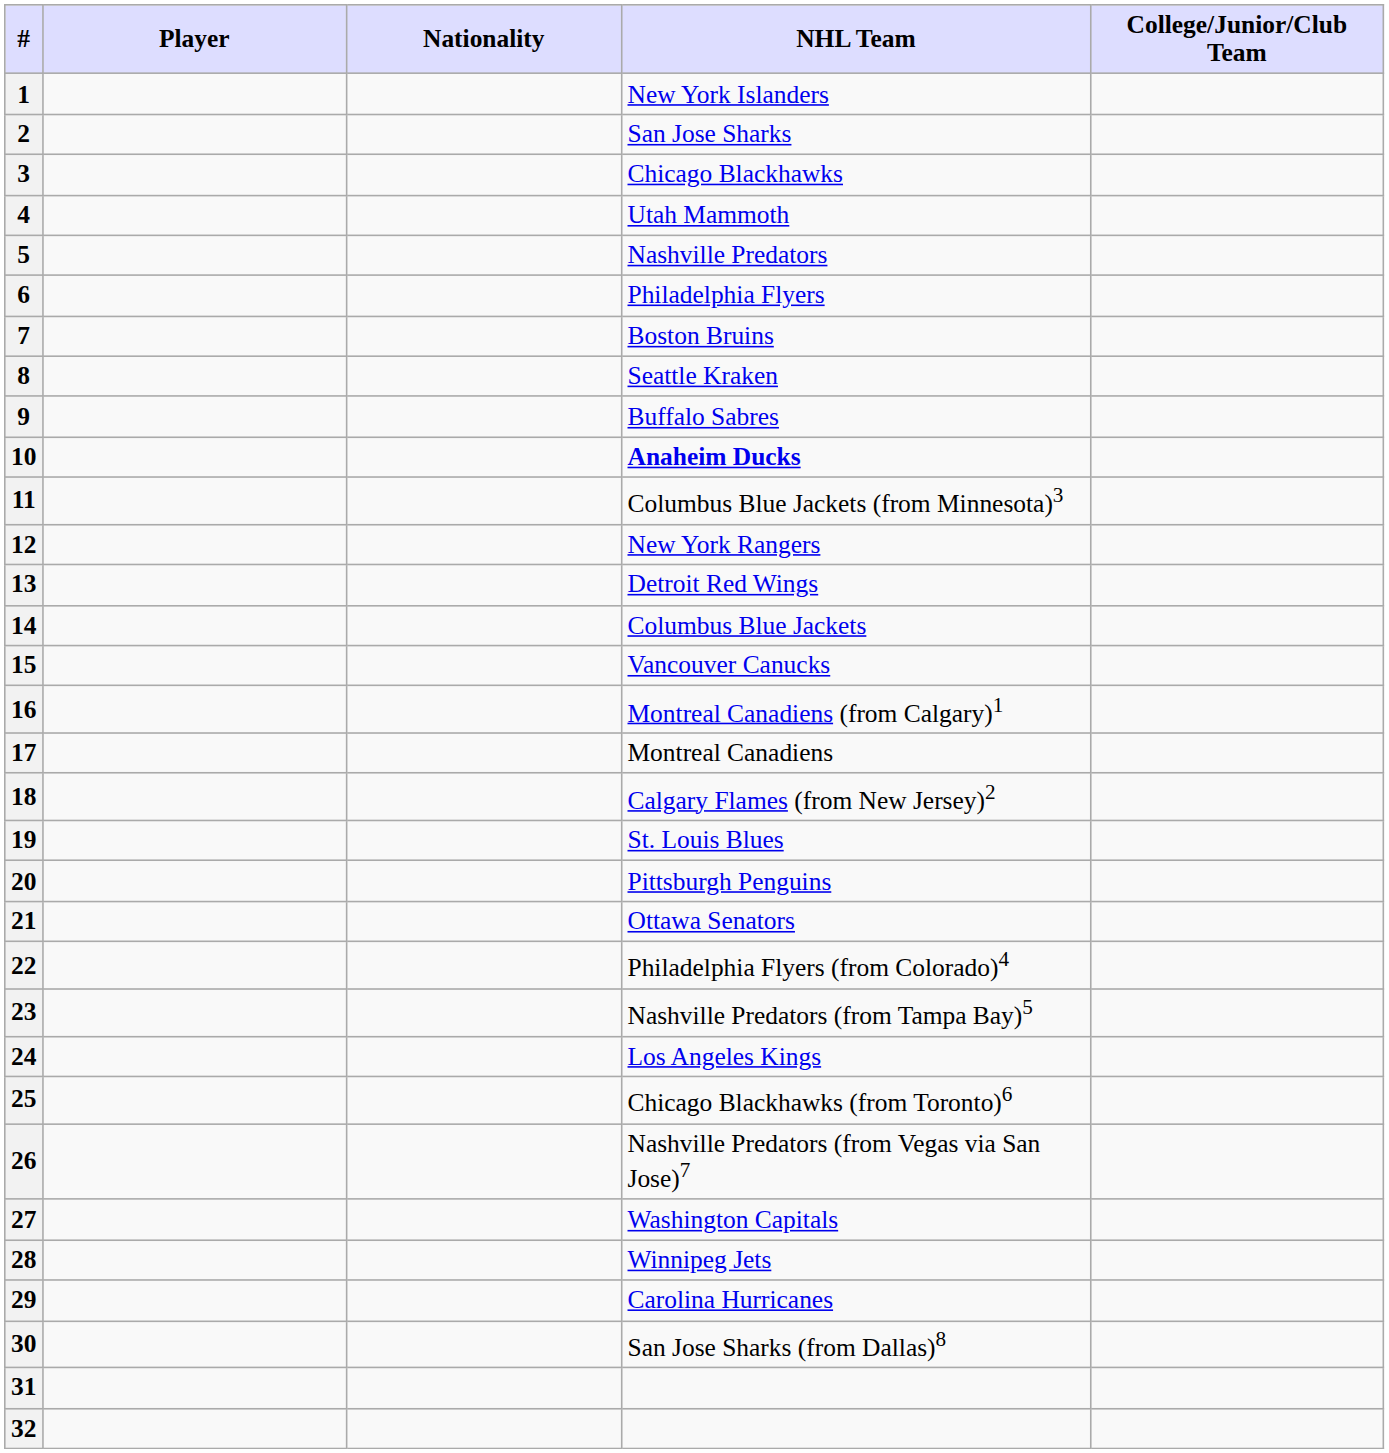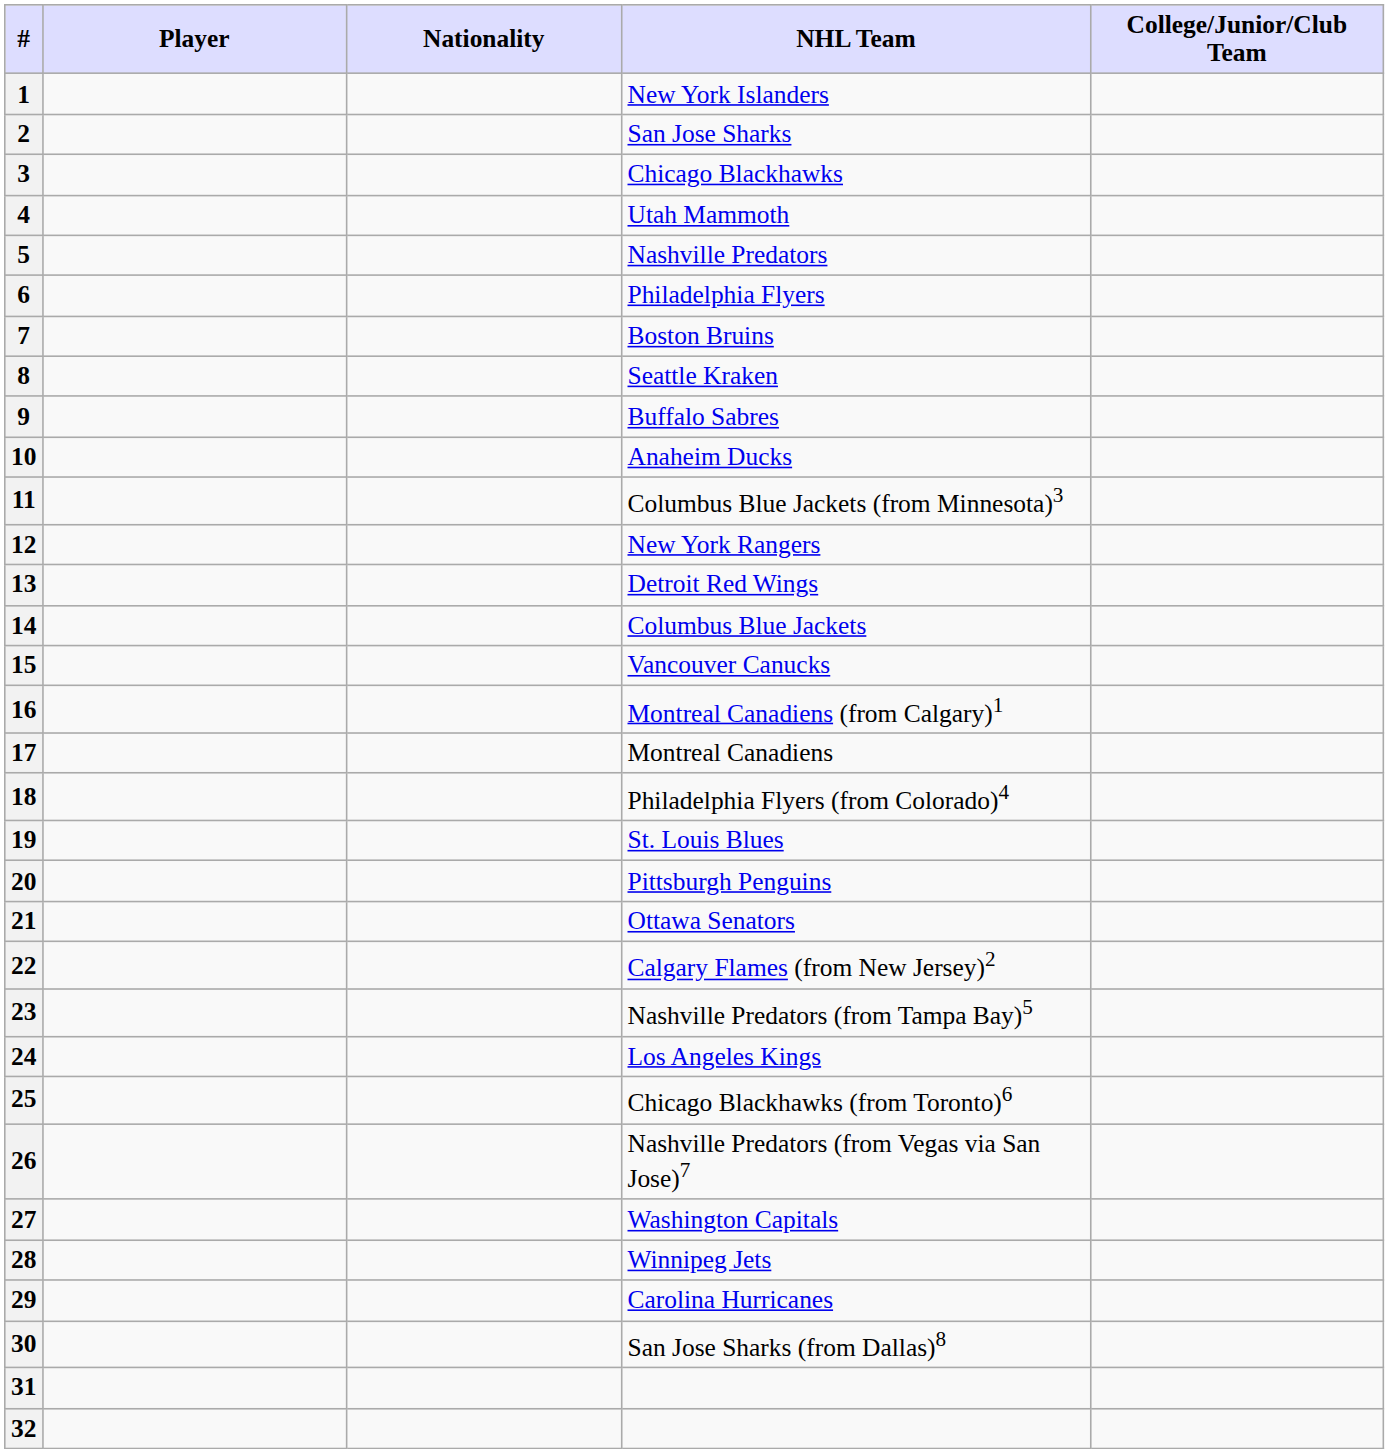(714, 456) bold -> (710, 456) normal
(812, 796) Calgary Flames (from New Jersey)2 -> (818, 796) Philadelphia Flyers (from Colorado)4
(818, 964) Philadelphia Flyers (from Colorado)4 -> (812, 964) Calgary Flames (from New Jersey)2
